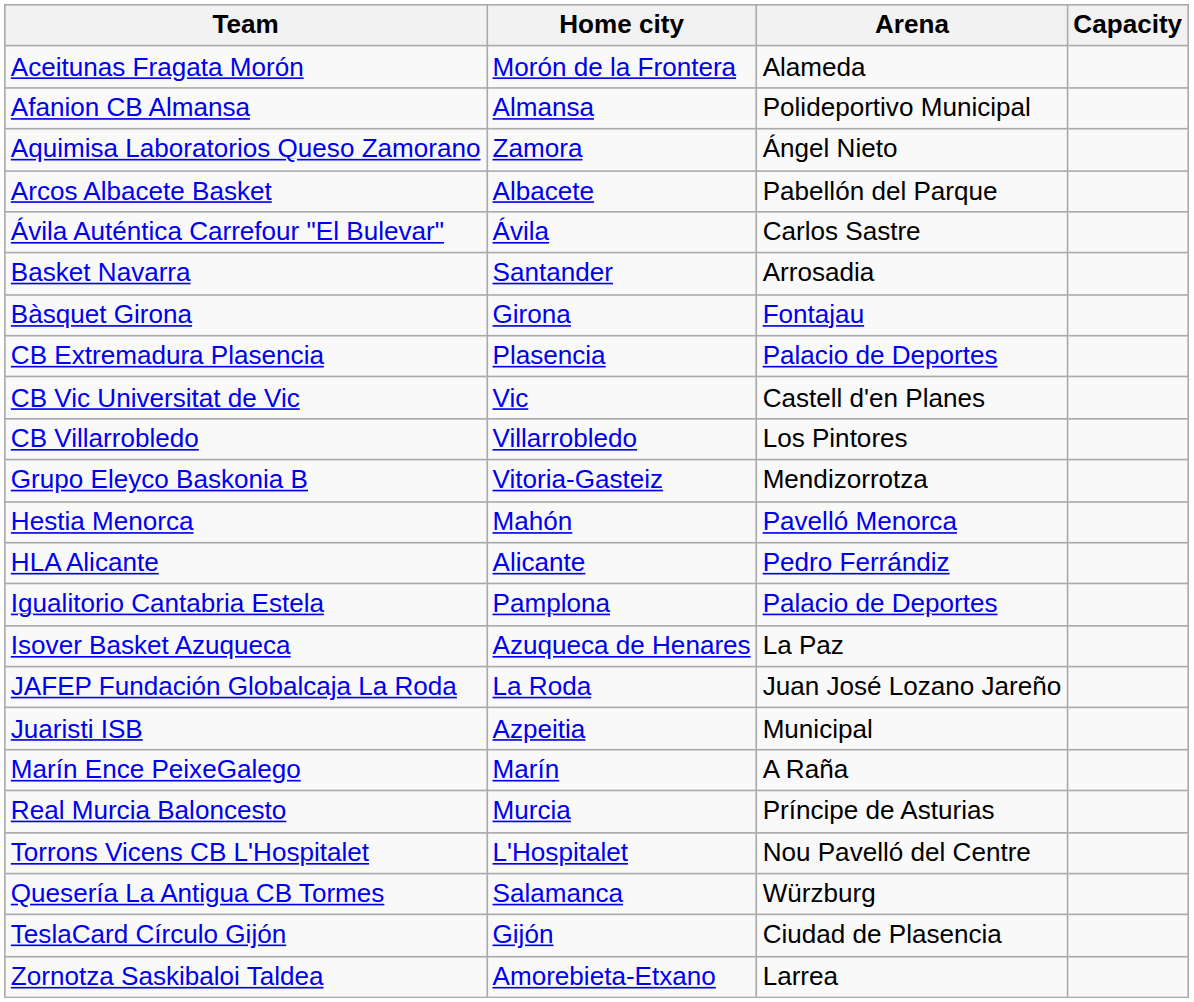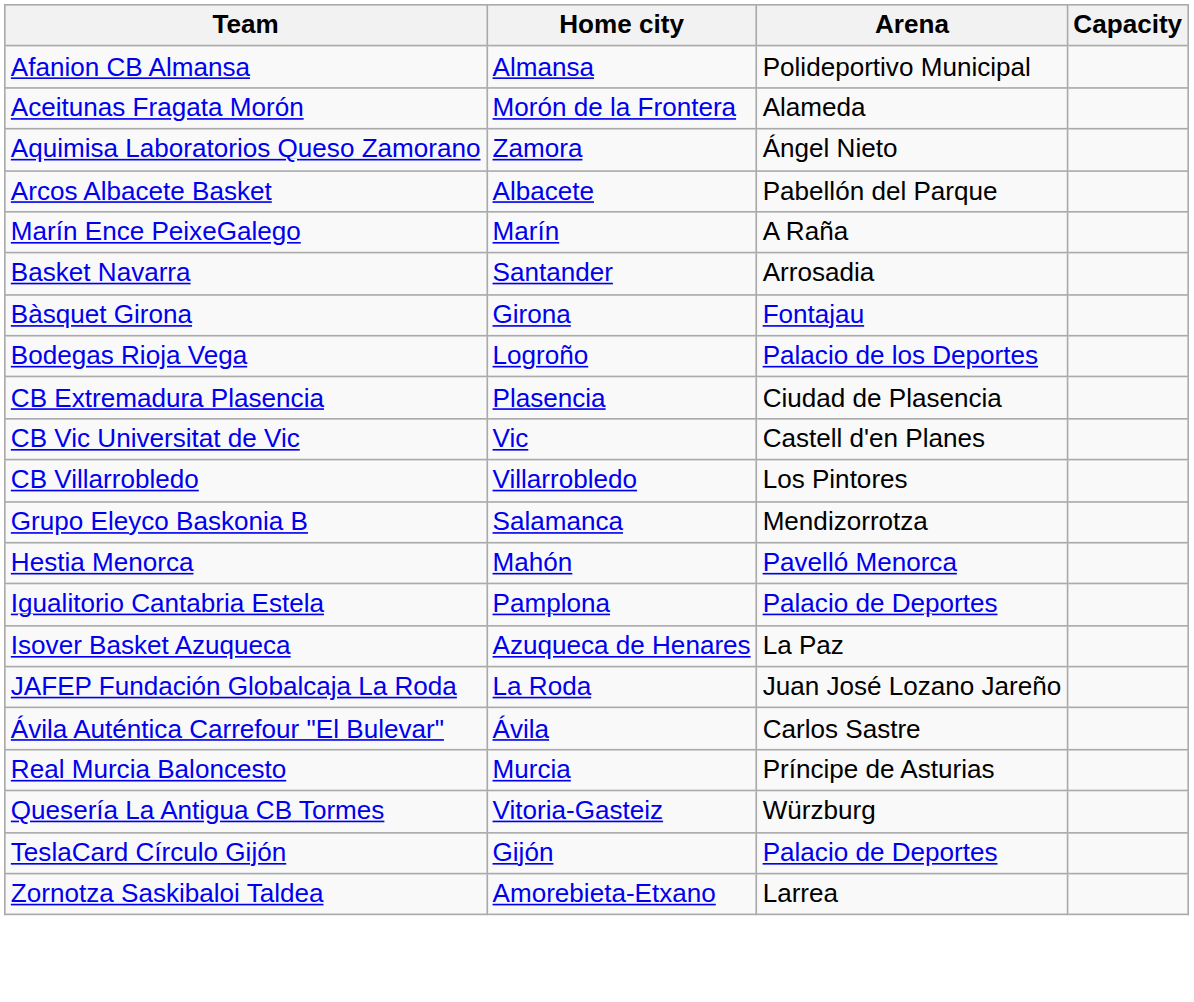rows swapped: (157, 66) <-> (130, 107)
rows swapped: (227, 231) <-> (156, 769)
+ row: (129, 356)
(880, 356) Palacio de Deportes -> (882, 397) Ciudad de Plasencia
(578, 480) Vitoria-Gasteiz -> (558, 521) Salamanca
- row: (85, 562)
- row: (77, 728)
- row: (190, 852)
(558, 893) Salamanca -> (578, 811) Vitoria-Gasteiz
(882, 935) Ciudad de Plasencia -> (880, 852) Palacio de Deportes
